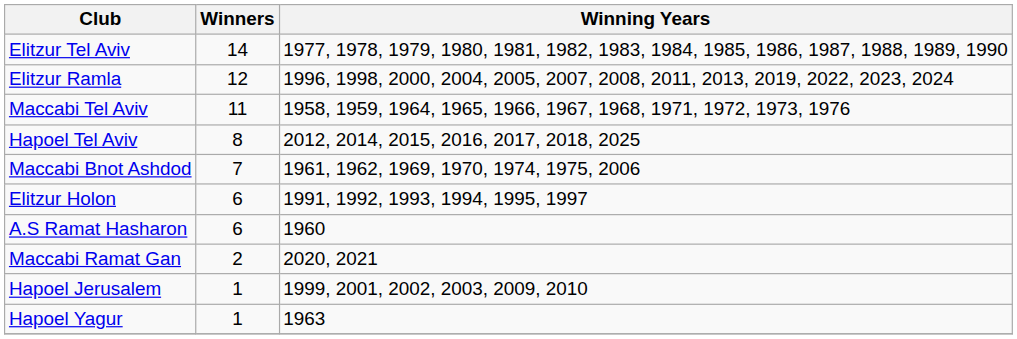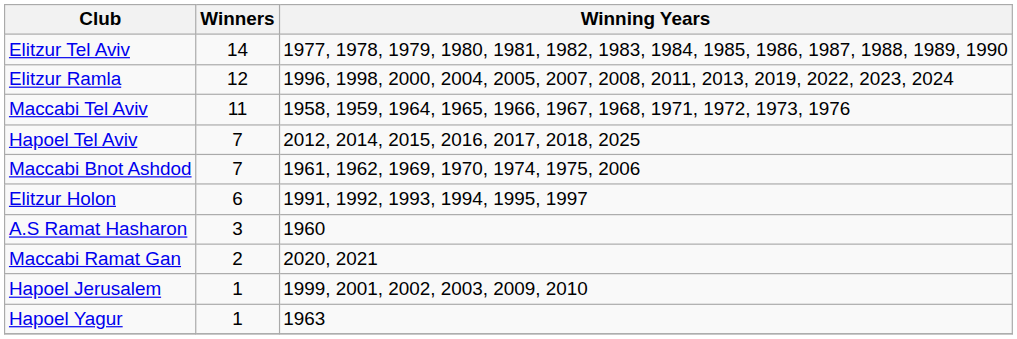(237, 139) 8 -> (237, 139) 7
(237, 229) 6 -> (237, 229) 3
